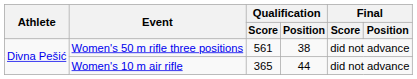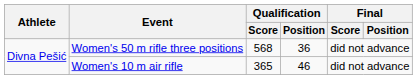(263, 48) 561 -> (263, 48) 568
(304, 48) 38 -> (304, 48) 36
(304, 66) 44 -> (304, 66) 46
